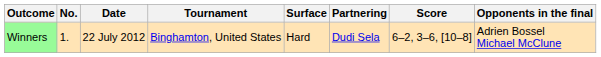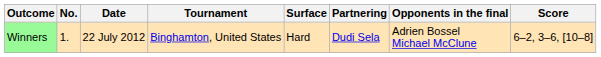columns swapped: (535, 12) <-> (432, 12)
